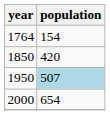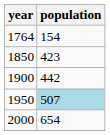(50, 57) 420 -> (50, 57) 423
+ row: (21, 78)
